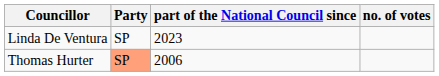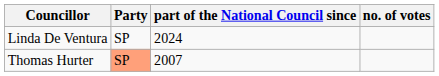(168, 37) 2023 -> (168, 37) 2024
(168, 60) 2006 -> (168, 60) 2007
